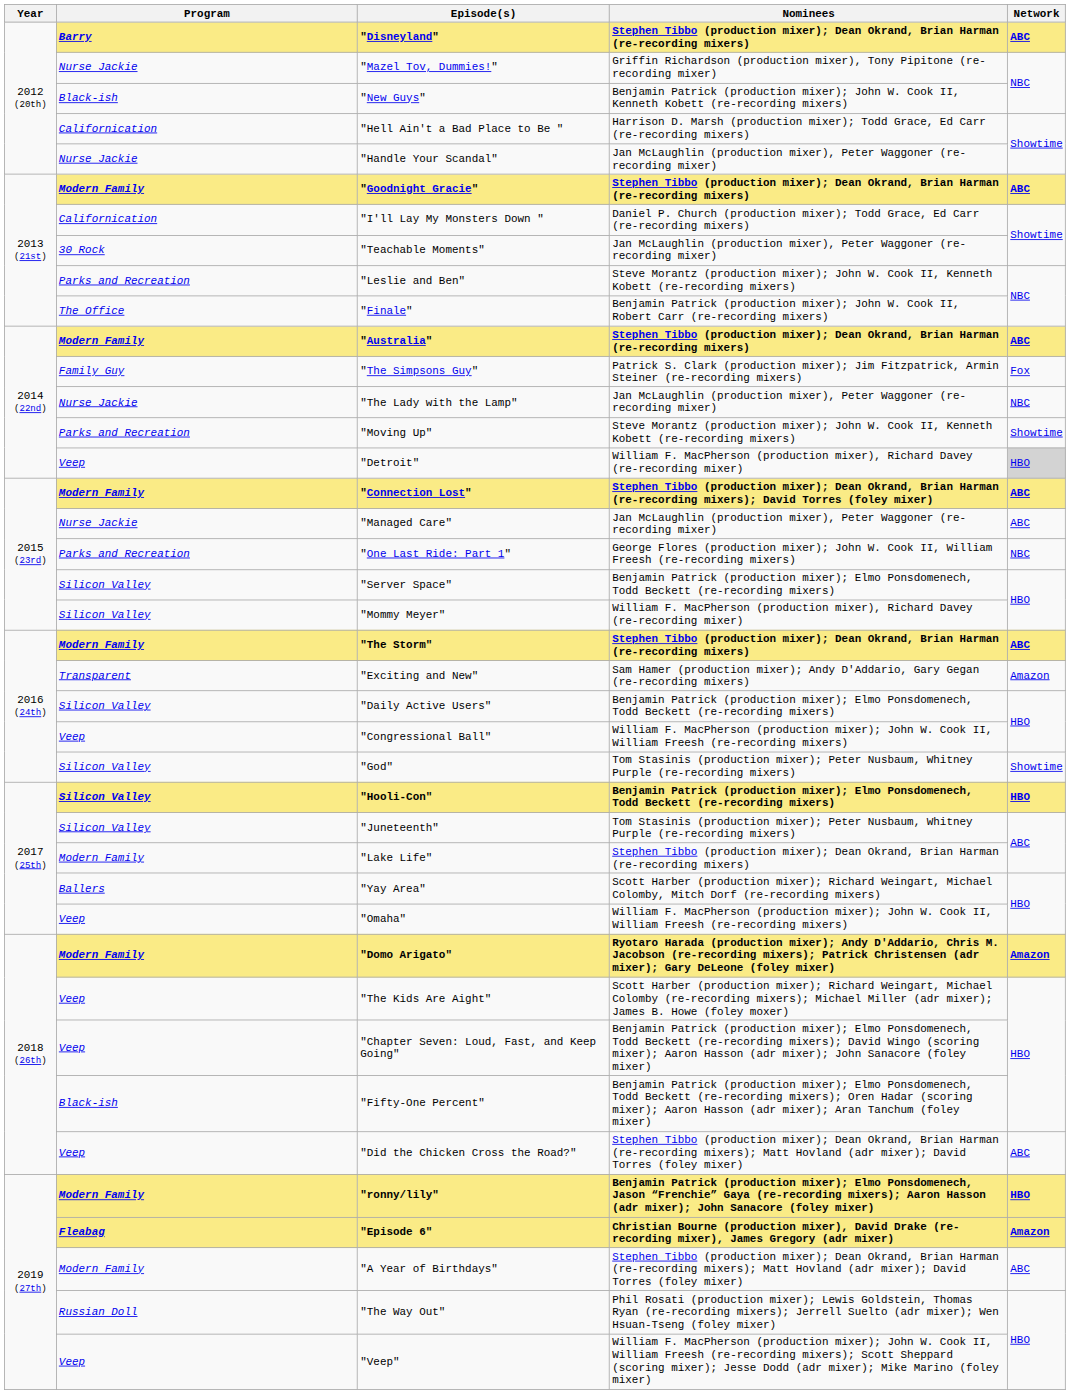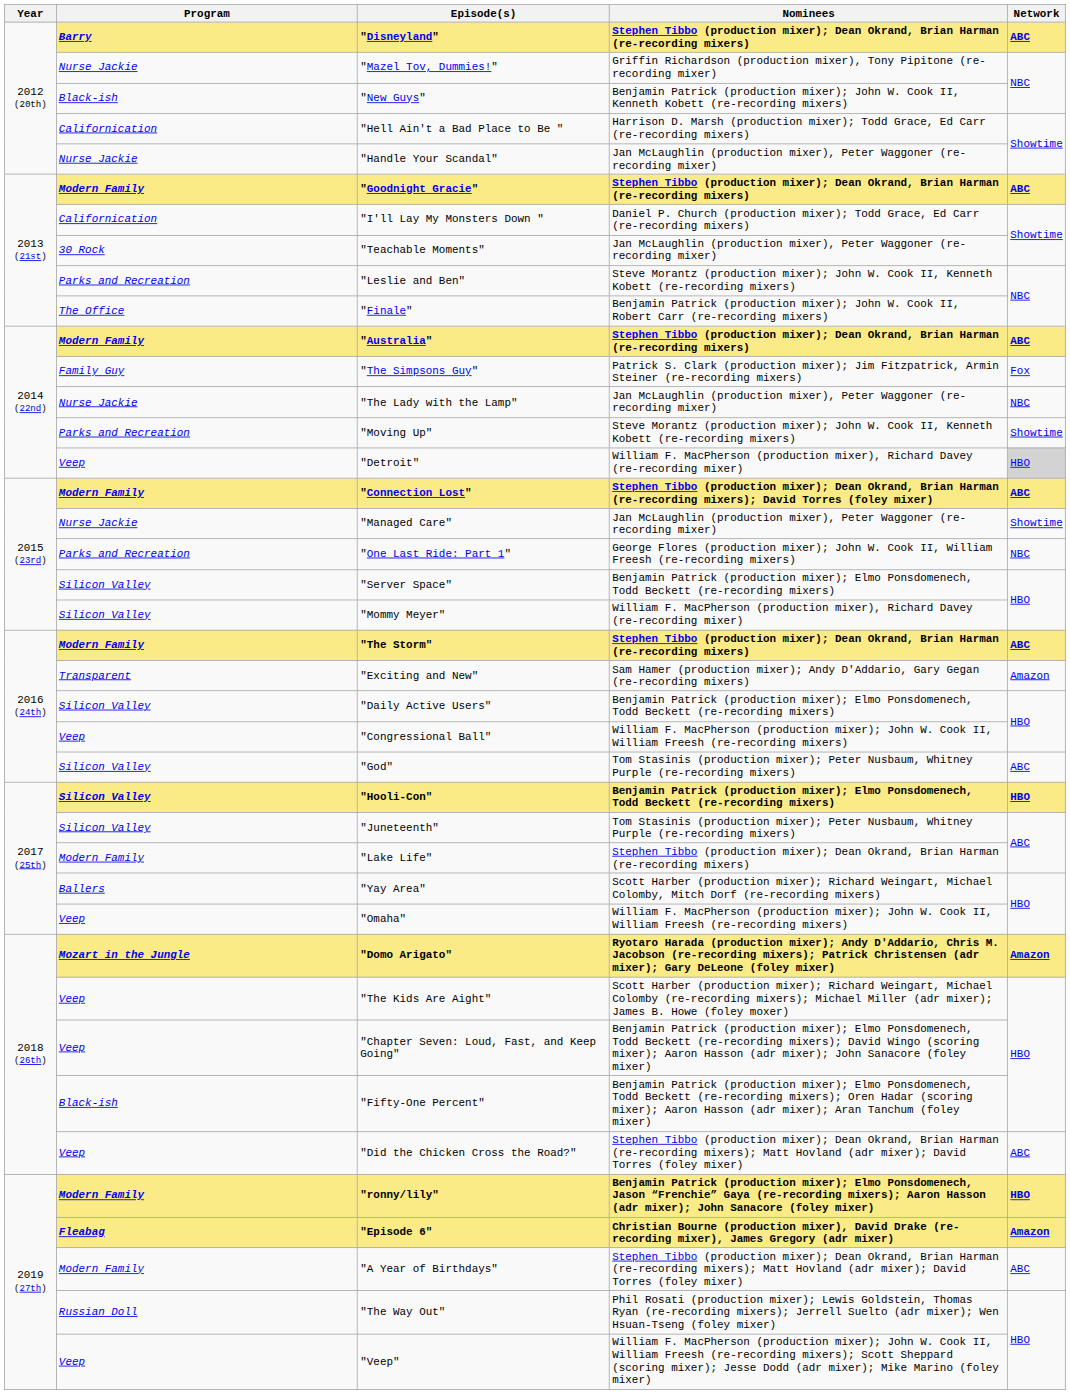(1020, 524) ABC -> (1036, 524) Showtime
(1036, 767) Showtime -> (1020, 767) ABC
(101, 956) Modern Family -> (124, 956) Mozart in the Jungle
